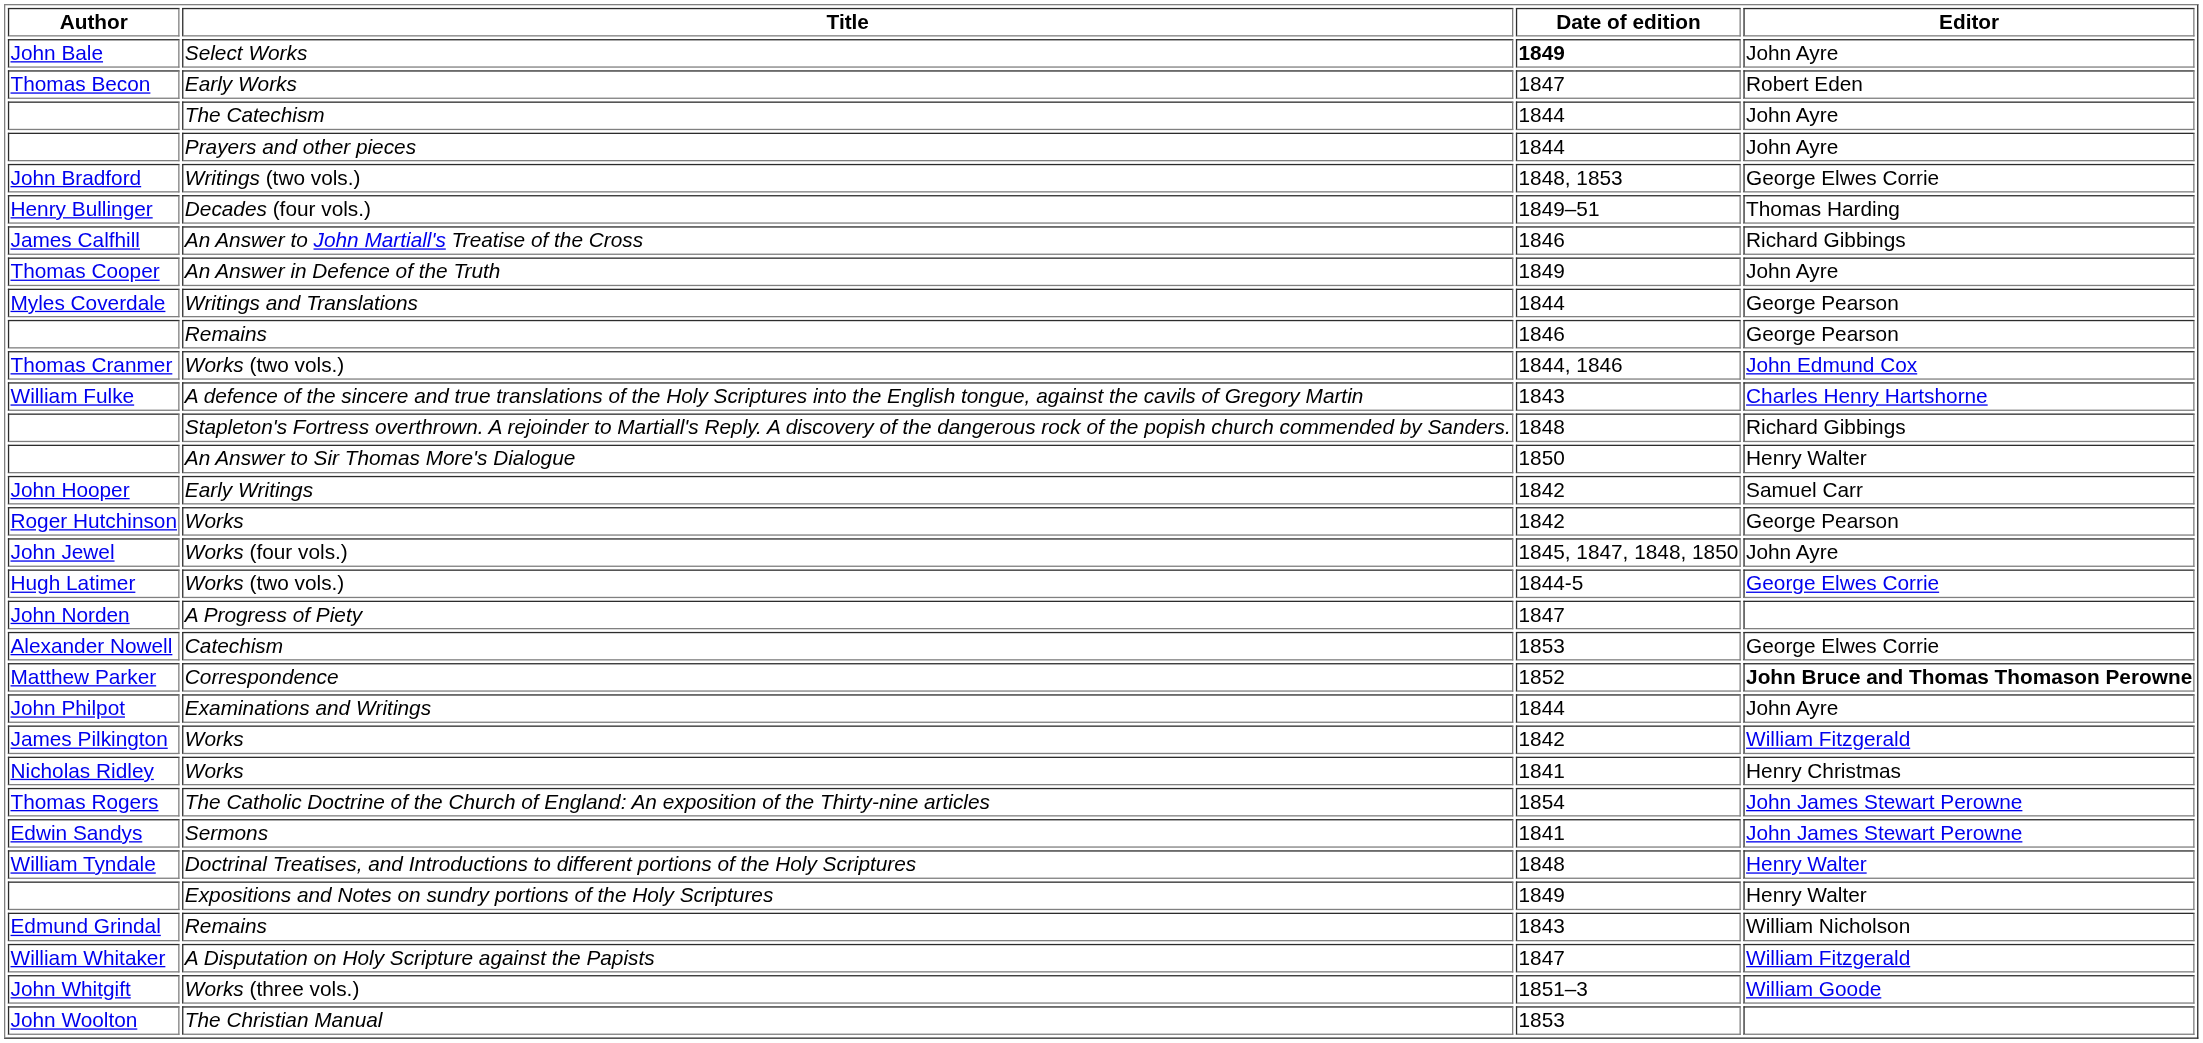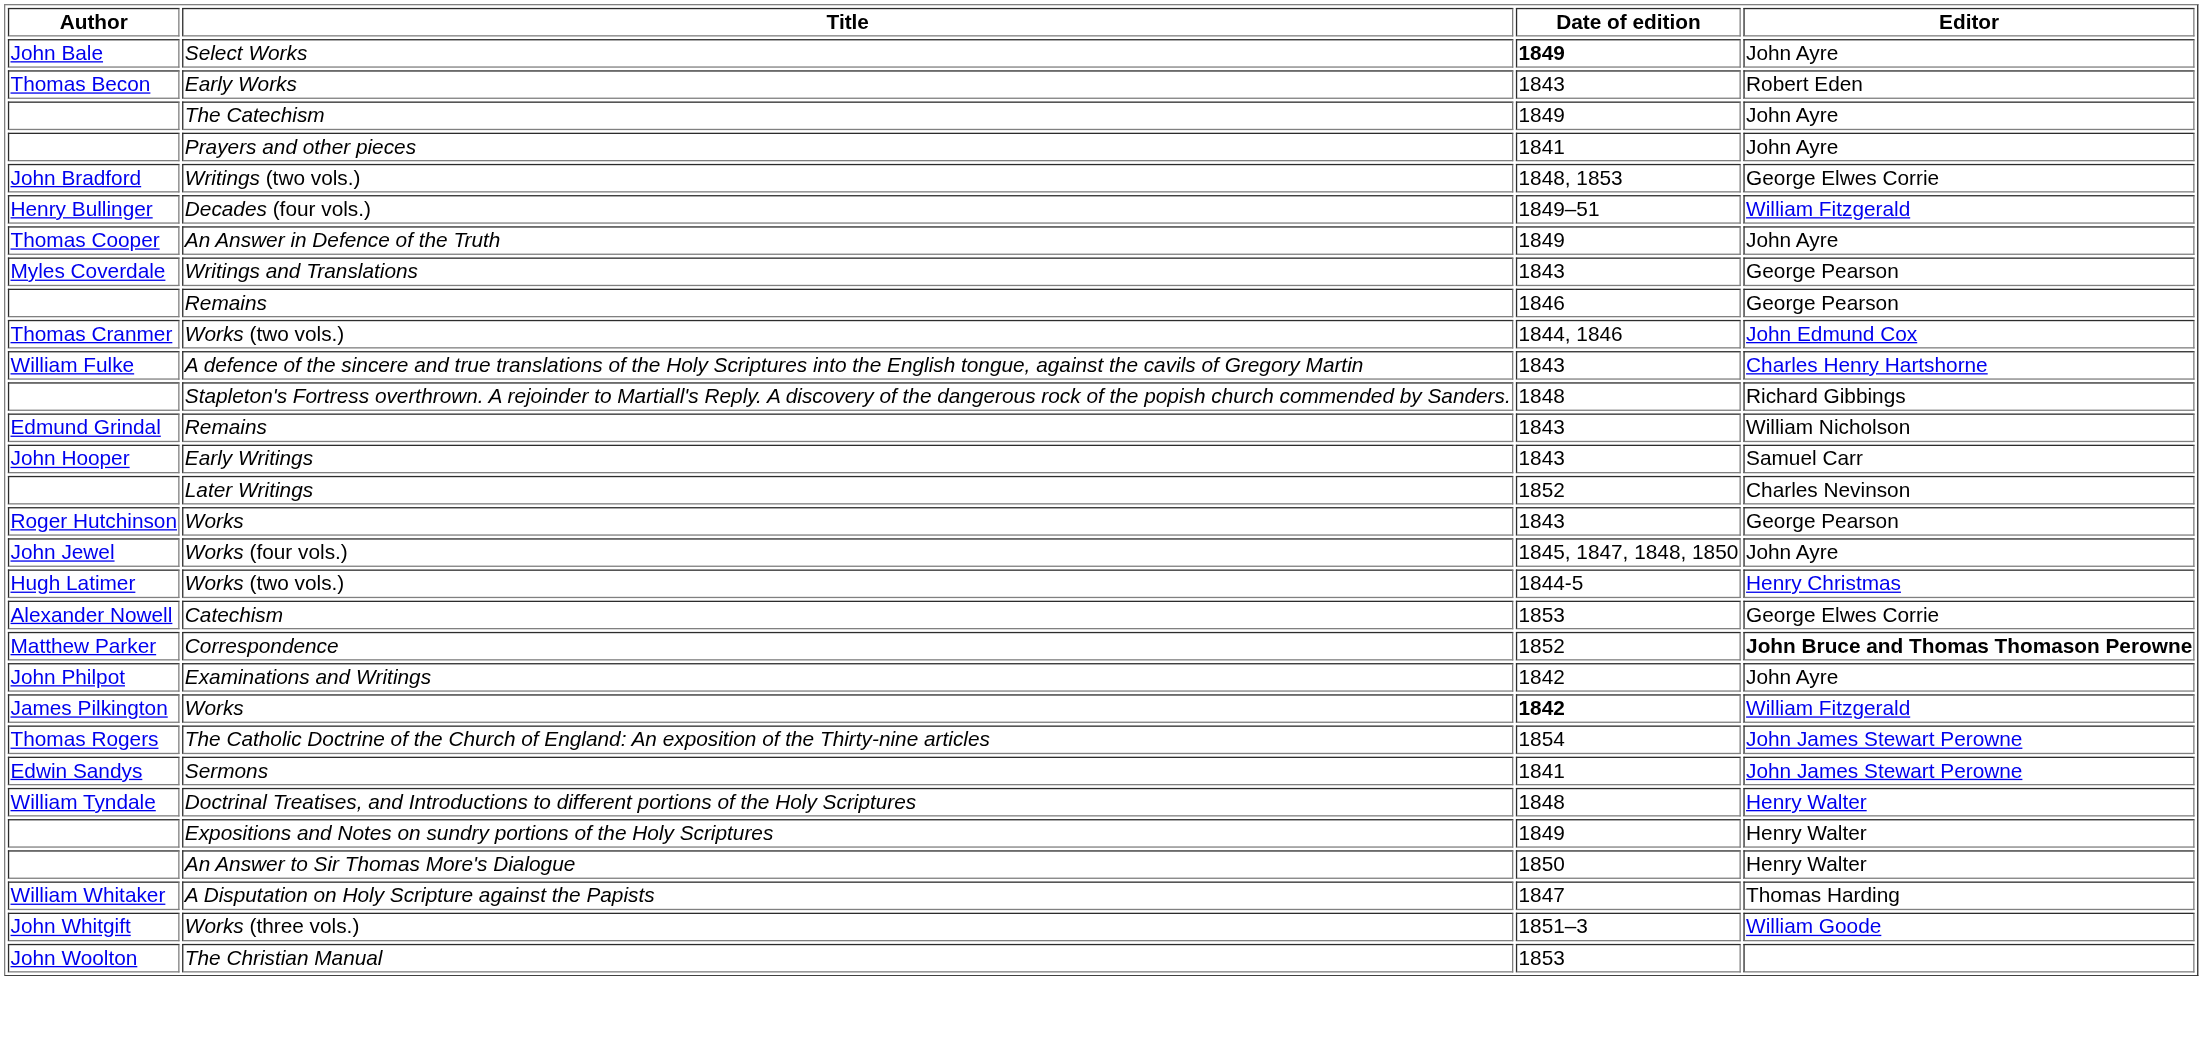(1542, 84) 1847 -> (1542, 84) 1843
(1542, 115) 1844 -> (1542, 115) 1849
(1542, 146) 1844 -> (1542, 146) 1841
(1823, 209) Thomas Harding -> (1828, 209) William Fitzgerald
- row: (75, 240)
(1542, 302) 1844 -> (1542, 271) 1843
rows swapped: (86, 926) <-> (94, 459)
(1542, 490) 1842 -> (1542, 458) 1843
+ row: (94, 490)
(1542, 521) 1842 -> (1542, 521) 1843
(1843, 583) George Elwes Corrie -> (1824, 583) Henry Christmas
- row: (70, 614)
(1542, 708) 1844 -> (1542, 677) 1842
(1542, 739) normal -> (1542, 708) bold
- row: (82, 770)
(1828, 958) William Fitzgerald -> (1823, 895) Thomas Harding
